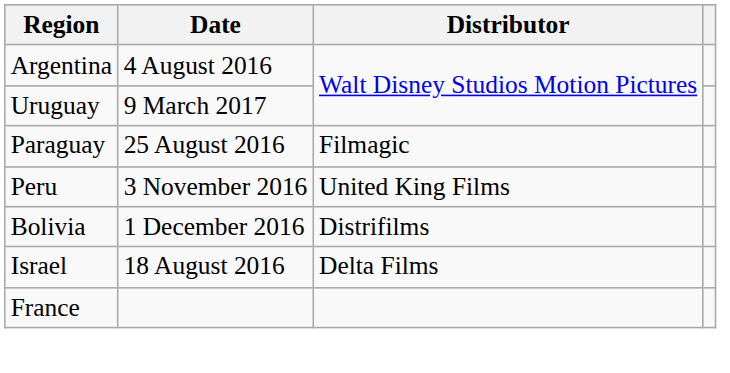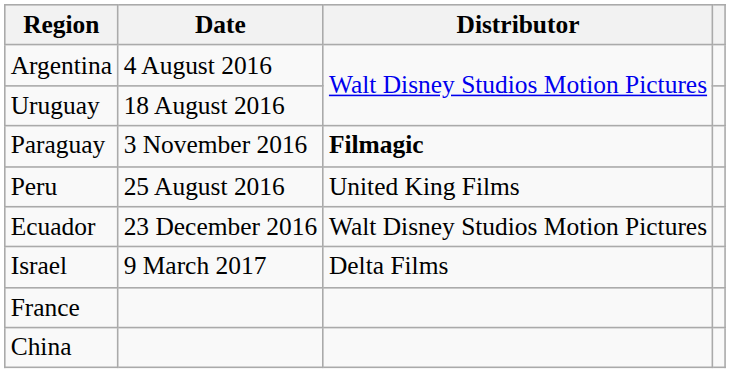(195, 105) 9 March 2017 -> (204, 105) 18 August 2016
(204, 145) 25 August 2016 -> (215, 145) 3 November 2016
(364, 145) normal -> (376, 145) bold
(215, 186) 3 November 2016 -> (204, 186) 25 August 2016
- row: (48, 226)
+ row: (53, 226)
(204, 266) 18 August 2016 -> (195, 266) 9 March 2017
+ row: (41, 347)
